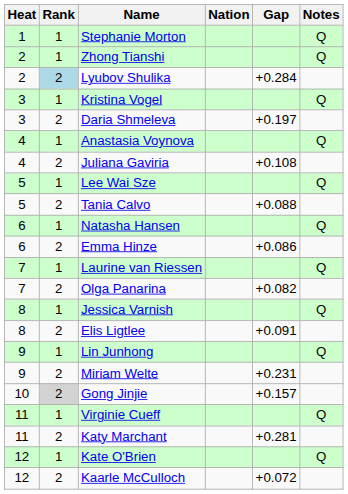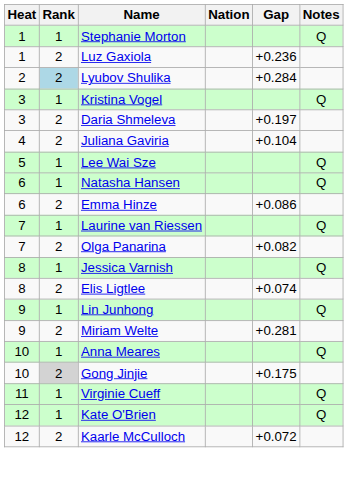+ row: (116, 57)
- row: (123, 57)
- row: (137, 141)
(276, 162) +0.108 -> (276, 141) +0.104
- row: (116, 204)
(276, 330) +0.091 -> (276, 288) +0.074
(276, 373) +0.231 -> (276, 330) +0.281
+ row: (120, 352)
(276, 394) +0.157 -> (276, 373) +0.175
- row: (124, 436)
